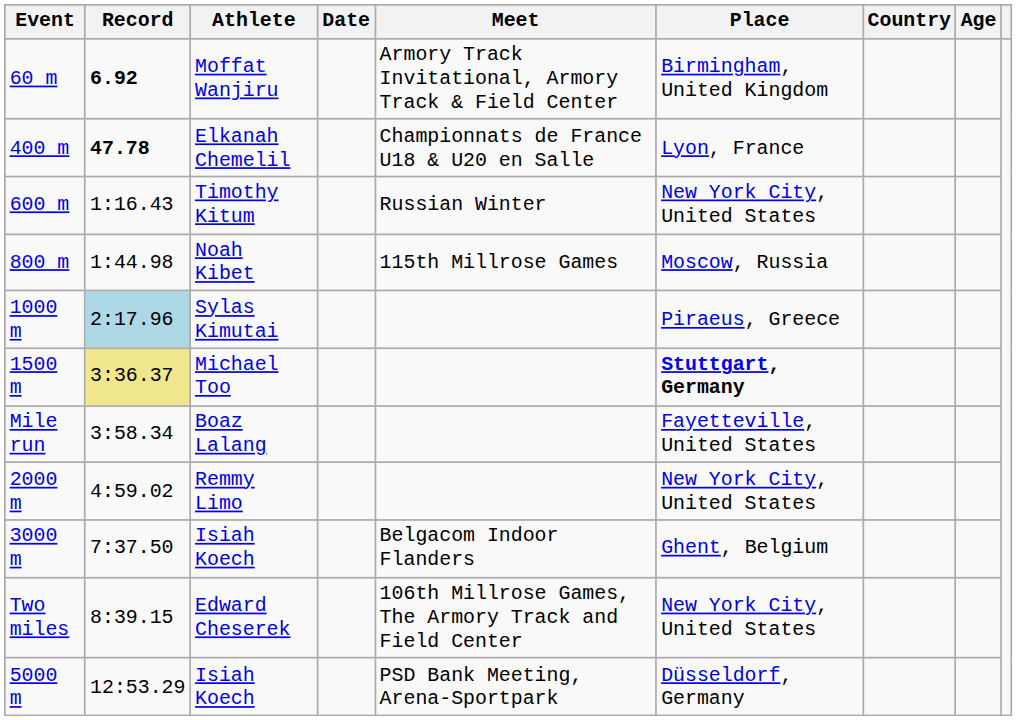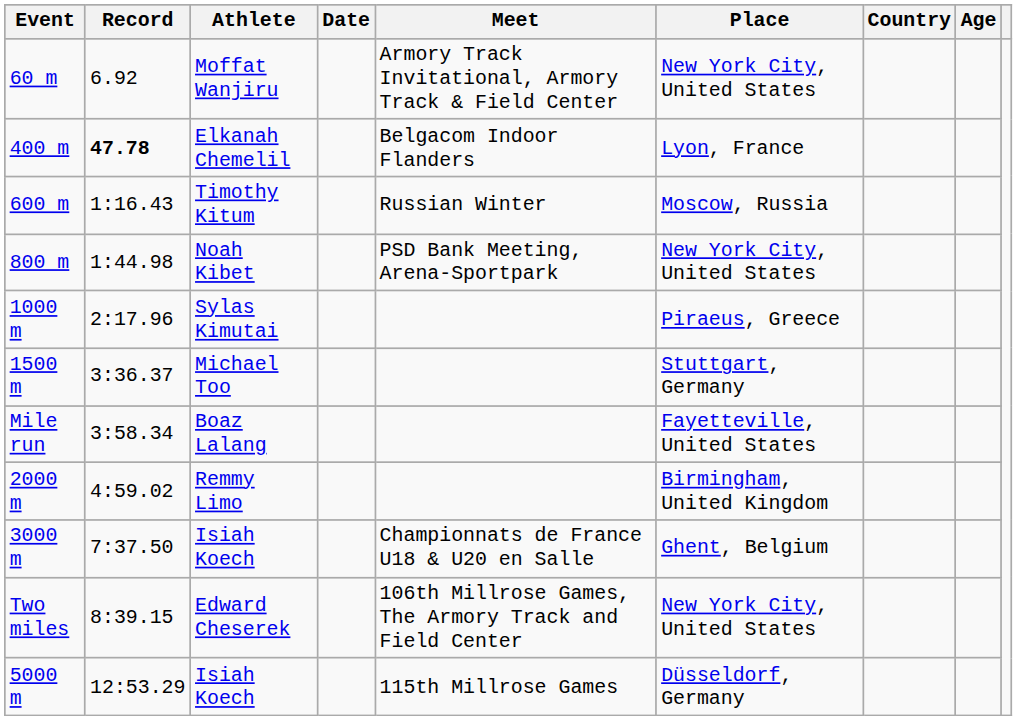(114, 78) bold -> (114, 78) normal
(745, 78) Birmingham, United Kingdom -> (745, 78) New York City, United States
(511, 148) Championnats de France U18 & U20 en Salle -> (469, 148) Belgacom Indoor Flanders
(745, 205) New York City, United States -> (745, 205) Moscow, Russia
(499, 262) 115th Millrose Games -> (481, 262) PSD Bank Meeting, Arena-Sportpark
(745, 262) Moscow, Russia -> (745, 262) New York City, United States
(132, 319) lightblue background -> (132, 319) no background
(132, 376) khaki background -> (132, 376) no background
(721, 376) bold -> (721, 376) normal
(745, 491) New York City, United States -> (745, 491) Birmingham, United Kingdom
(469, 548) Belgacom Indoor Flanders -> (511, 548) Championnats de France U18 & U20 en Salle
(481, 686) PSD Bank Meeting, Arena-Sportpark -> (499, 686) 115th Millrose Games
